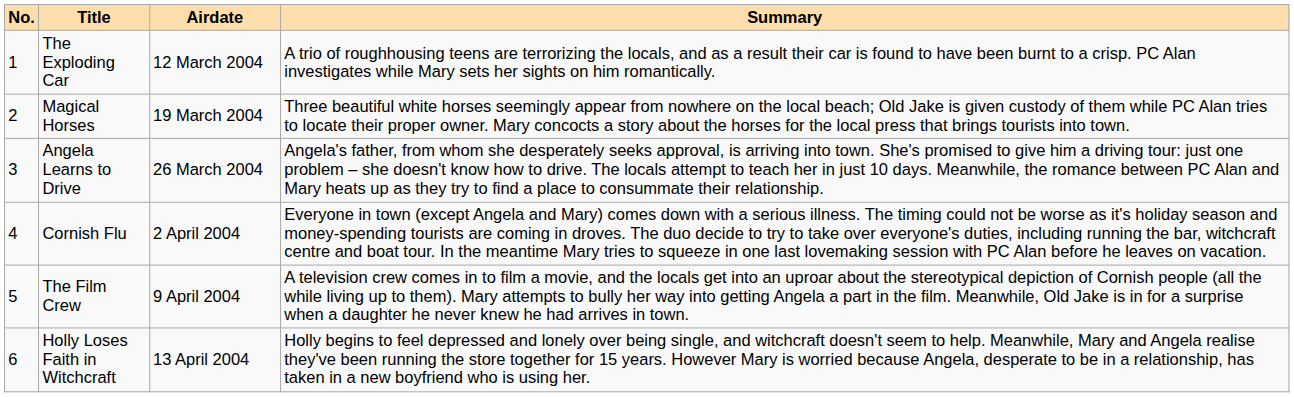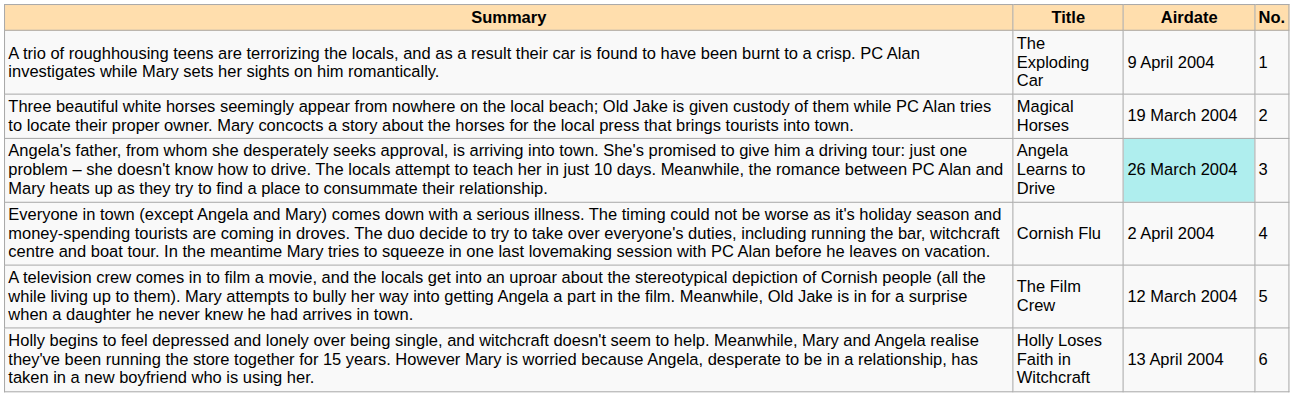columns swapped: (22, 17) <-> (785, 17)
(208, 62) 12 March 2004 -> (1171, 62) 9 April 2004
(208, 170) no background -> (1182, 170) paleturquoise background
(197, 296) 9 April 2004 -> (1182, 296) 12 March 2004
